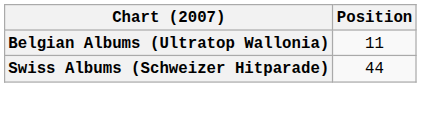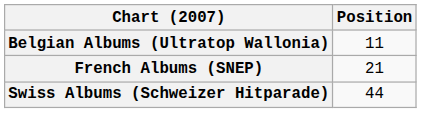+ row: (169, 69)
